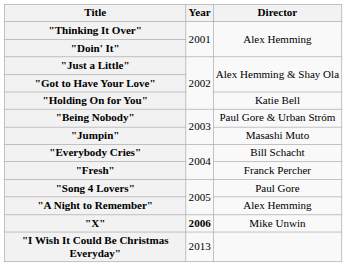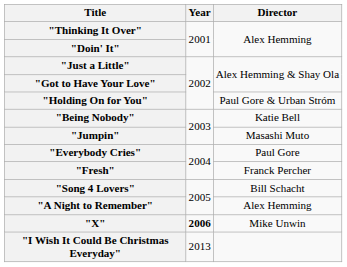(277, 100) Katie Bell -> (277, 100) Paul Gore & Urban Stróm
(277, 118) Paul Gore & Urban Stróm -> (277, 118) Katie Bell
(277, 153) Bill Schacht -> (277, 153) Paul Gore
(277, 188) Paul Gore -> (277, 188) Bill Schacht
